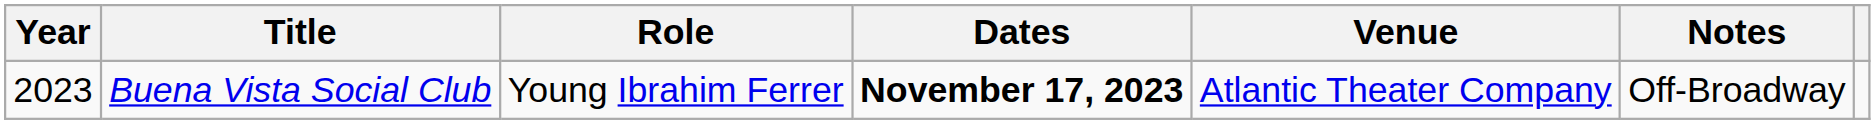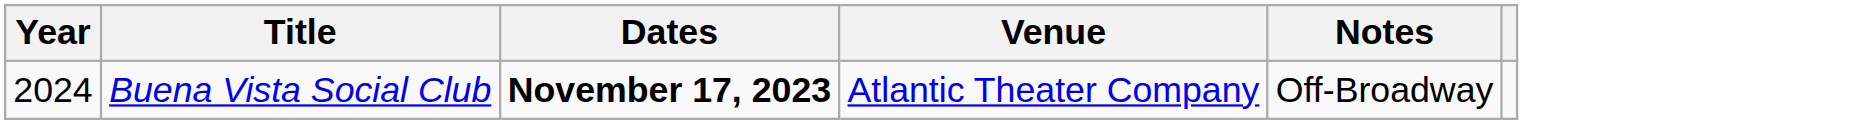- column: (676, 32)
(53, 89) 2023 -> (53, 89) 2024
